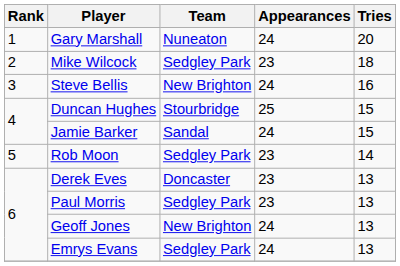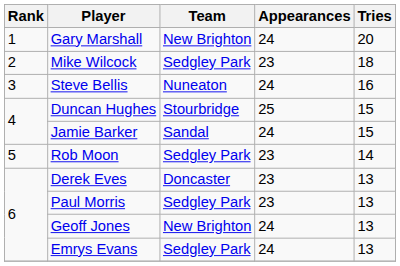(195, 39) Nuneaton -> (207, 39) New Brighton
(207, 86) New Brighton -> (195, 86) Nuneaton
